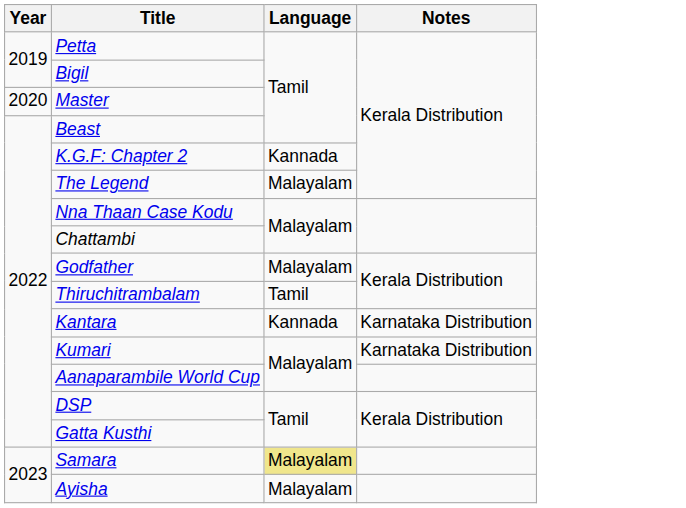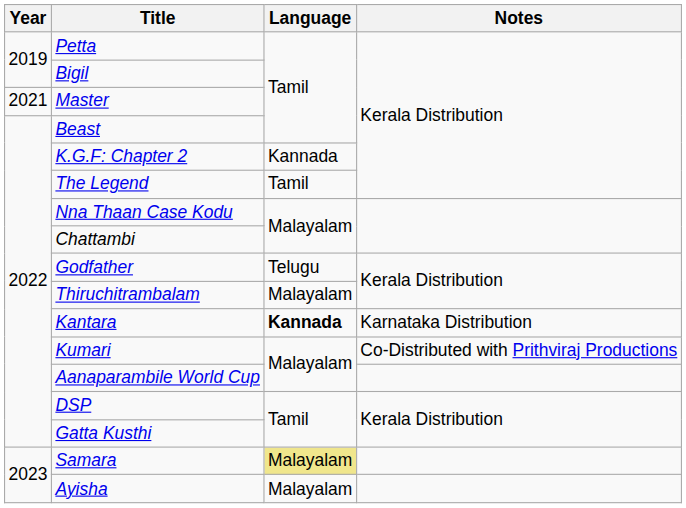(28, 101) 2020 -> (28, 101) 2021
(310, 184) Malayalam -> (288, 184) Tamil
(310, 267) Malayalam -> (294, 267) Telugu
(288, 294) Tamil -> (310, 294) Malayalam
(303, 322) normal -> (305, 322) bold
(446, 350) Karnataka Distribution -> (519, 350) Co-Distributed with Prithviraj Productions
